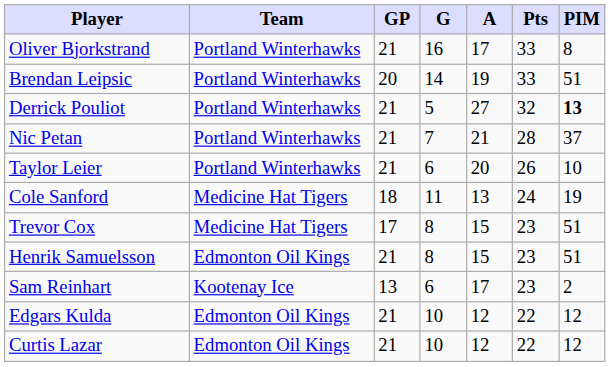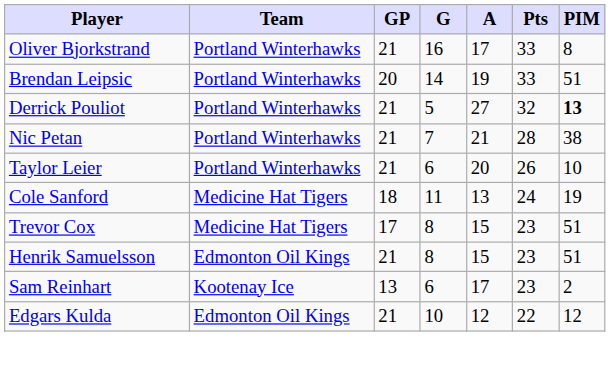(572, 138) 37 -> (572, 138) 38
- row: (55, 345)
